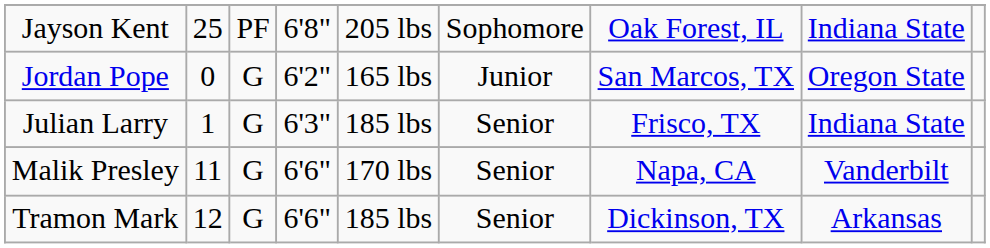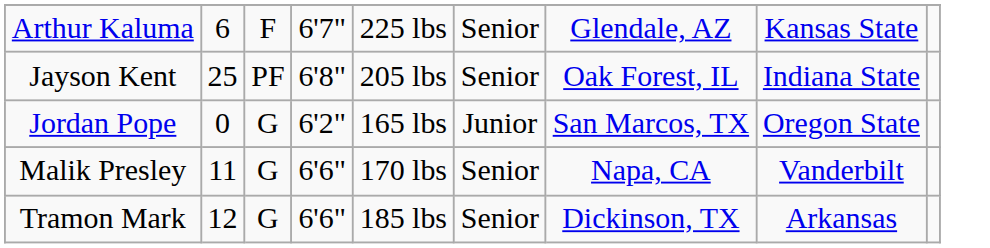+ row: (103, 28)
(515, 28) Sophomore -> (500, 75) Senior
- row: (95, 123)
